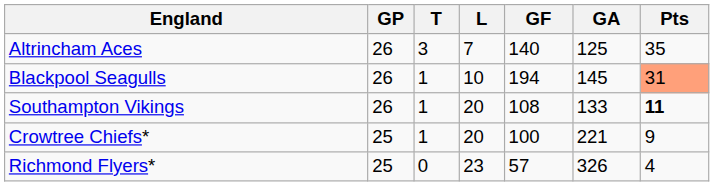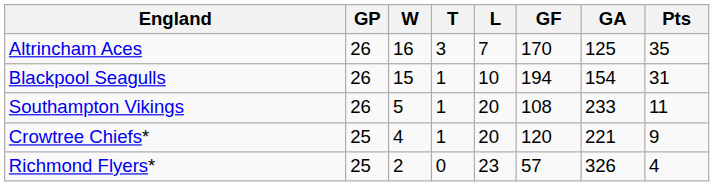+ column: (410, 19)
(524, 48) 140 -> (536, 48) 170
(592, 78) 145 -> (600, 78) 154
(655, 78) lightsalmon background -> (659, 78) no background
(592, 107) 133 -> (600, 107) 233
(655, 107) bold -> (659, 107) normal
(524, 136) 100 -> (536, 136) 120
